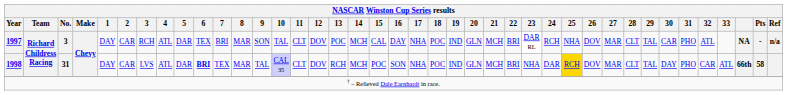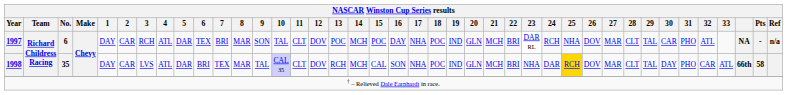(66, 42) 3 -> (66, 42) 6
(379, 42) CAL -> (379, 42) POC
(66, 65) 31 -> (66, 65) 35
(203, 65) bold -> (203, 65) normal
(379, 65) POC -> (379, 65) CAL
